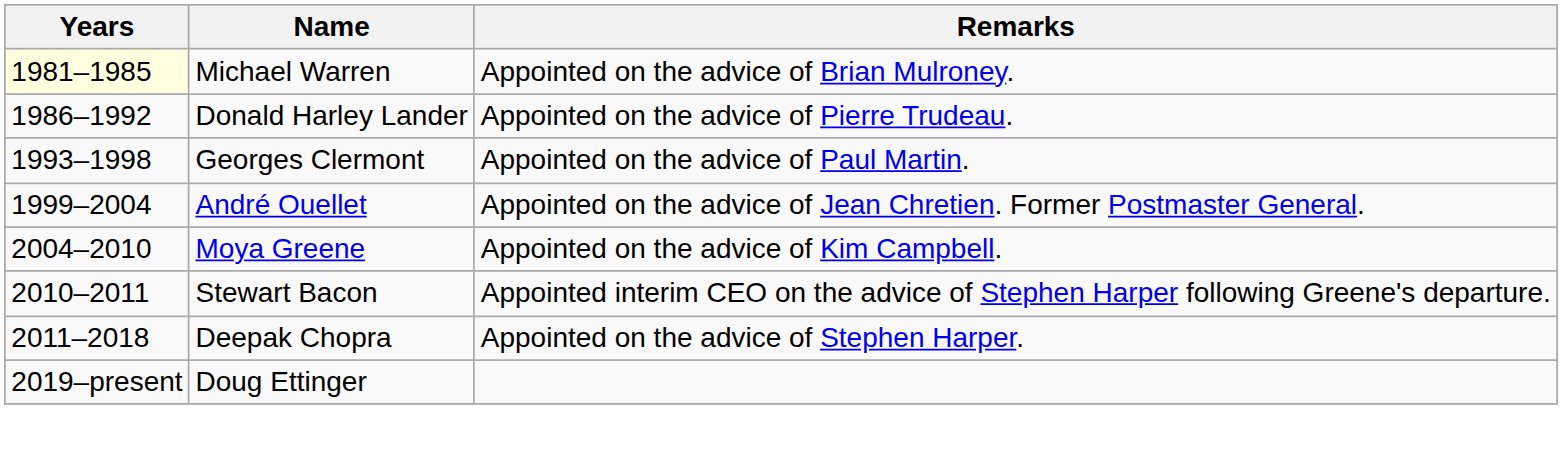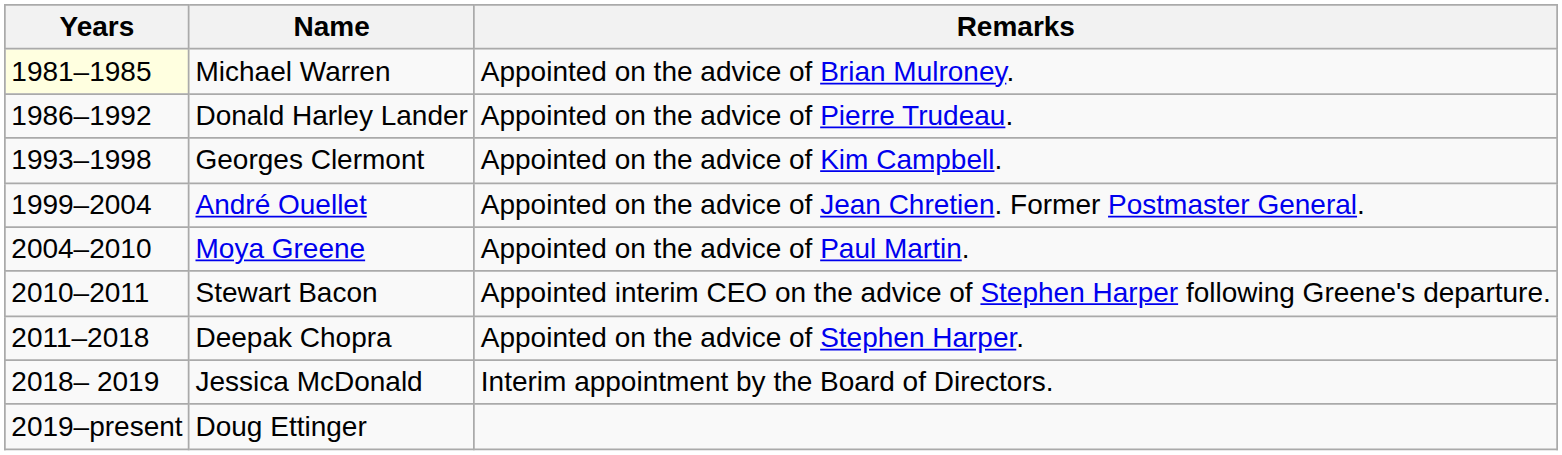(725, 159) Appointed on the advice of Paul Martin. -> (742, 159) Appointed on the advice of Kim Campbell.
(742, 248) Appointed on the advice of Kim Campbell. -> (725, 248) Appointed on the advice of Paul Martin.
+ row: (309, 381)
